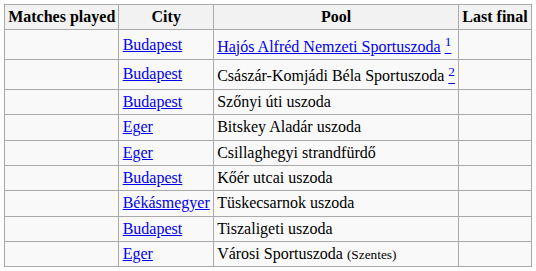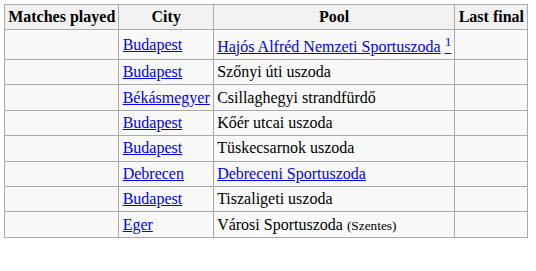- row: (336, 74)
- row: (289, 127)
(138, 152) Eger -> (166, 97) Békásmegyer
(166, 203) Békásmegyer -> (152, 148) Budapest
+ row: (292, 173)
